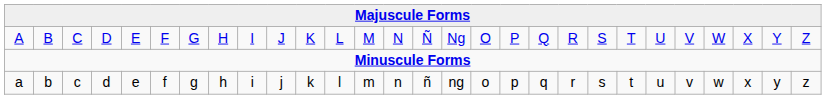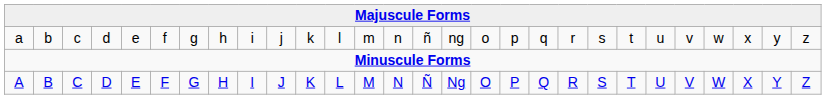rows swapped: (19, 37) <-> (19, 82)
